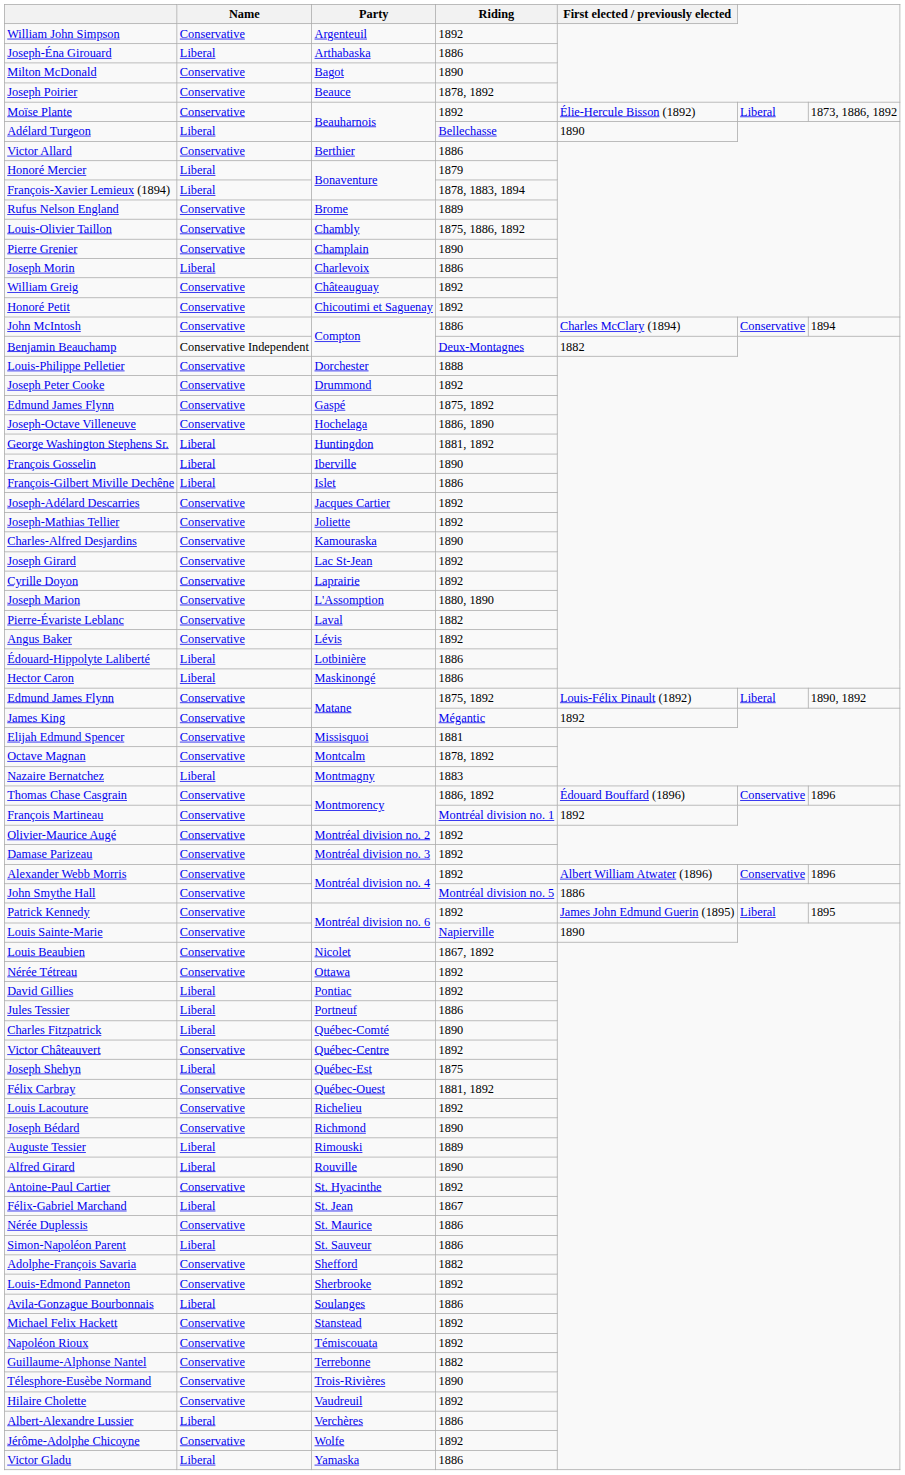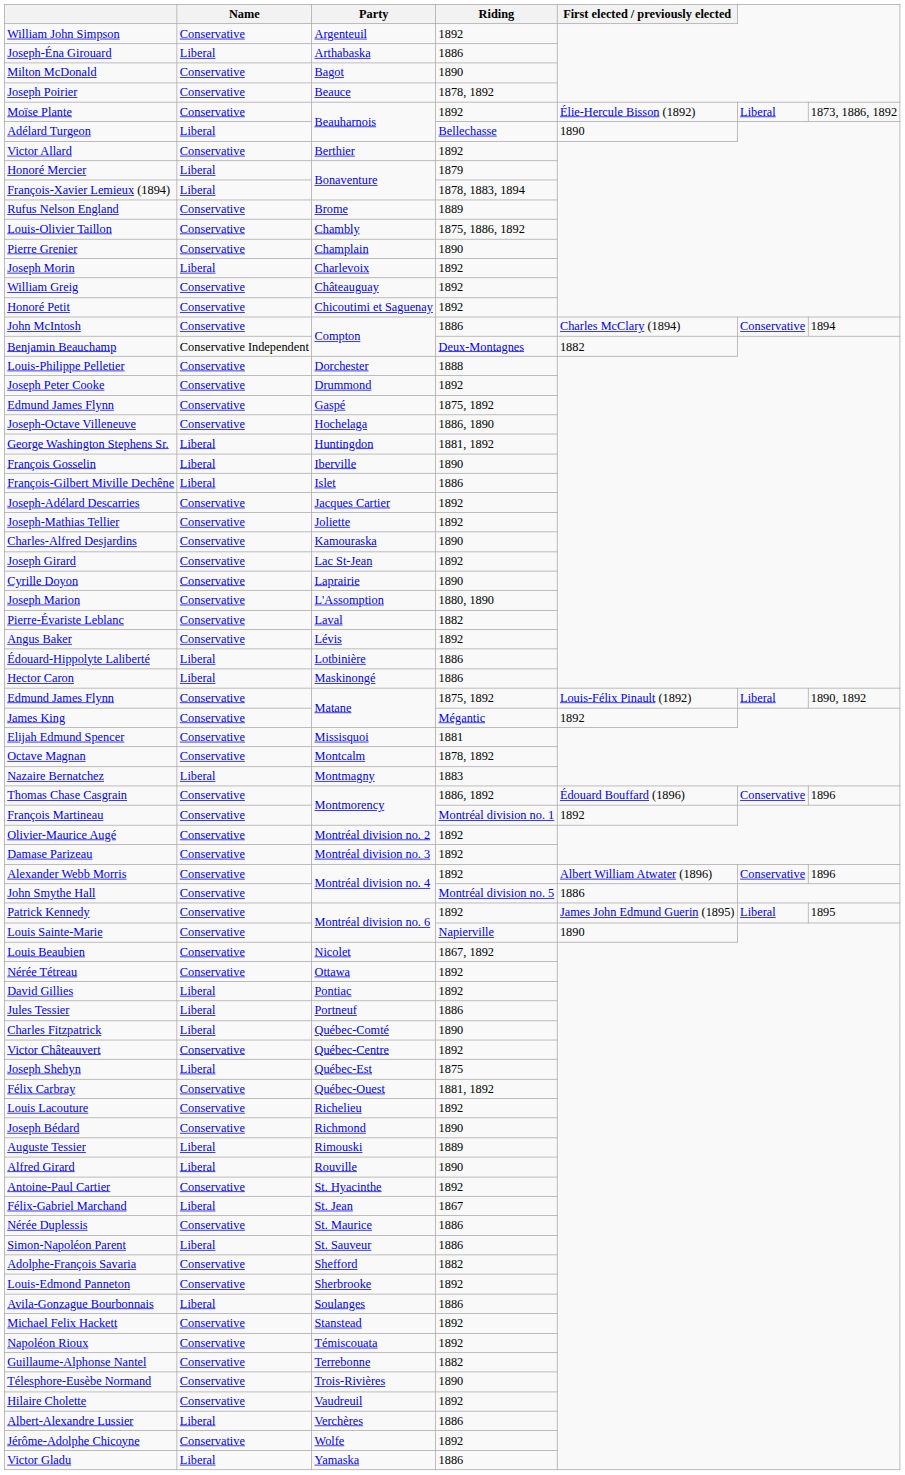(451, 151) 1886 -> (451, 151) 1892
(451, 268) 1886 -> (451, 268) 1892
(451, 580) 1892 -> (451, 580) 1890
